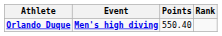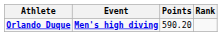(177, 25) 550.40 -> (177, 25) 590.20
